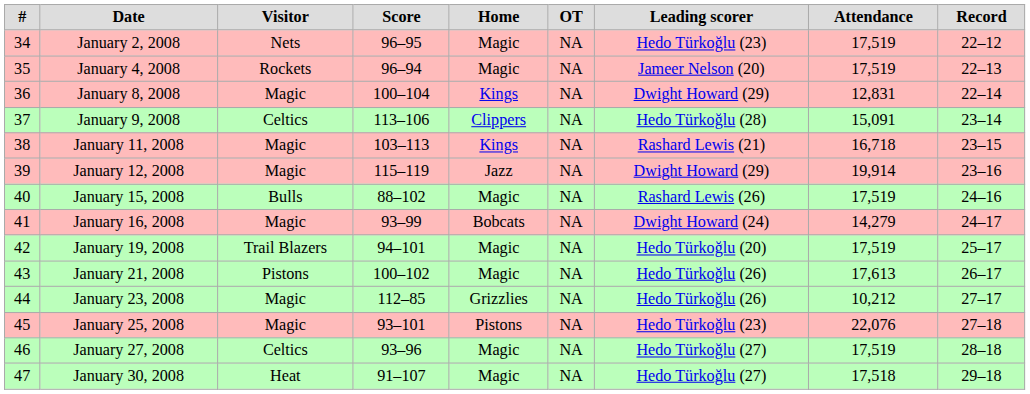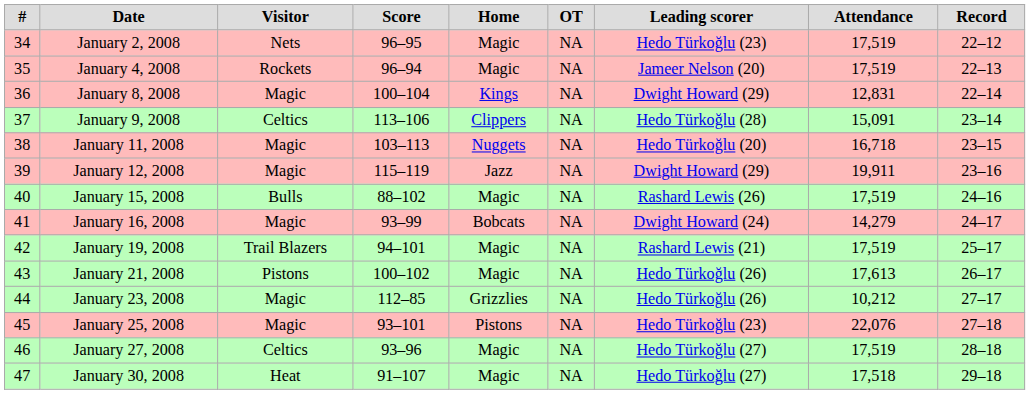(499, 145) Kings -> (499, 145) Nuggets
(701, 145) Rashard Lewis (21) -> (701, 145) Hedo Türkoğlu (20)
(873, 171) 19,914 -> (873, 171) 19,911
(701, 247) Hedo Türkoğlu (20) -> (701, 247) Rashard Lewis (21)
